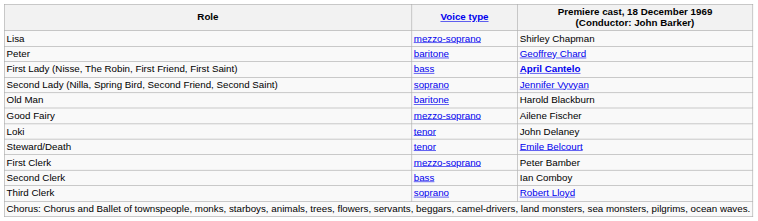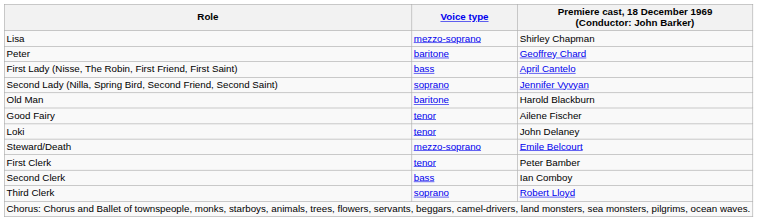(550, 69) bold -> (548, 69) normal
(447, 116) mezzo-soprano -> (425, 116) tenor
(425, 147) tenor -> (447, 147) mezzo-soprano
(447, 162) mezzo-soprano -> (425, 162) tenor
